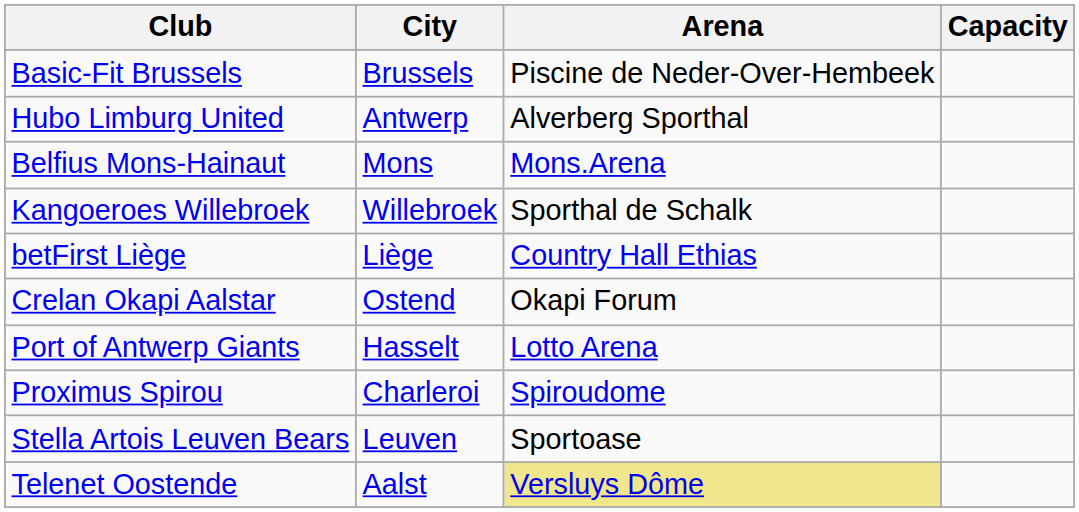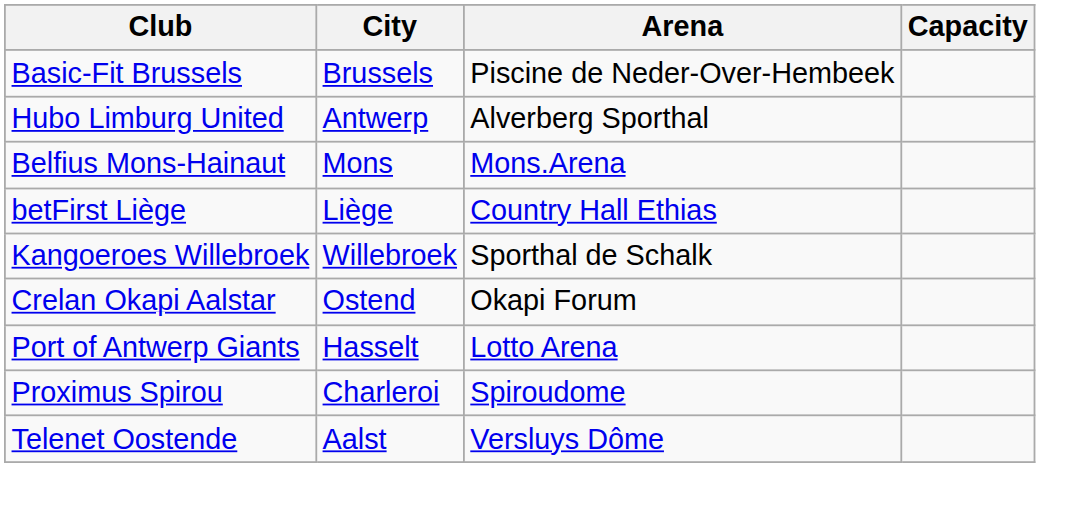rows swapped: (160, 210) <-> (99, 255)
- row: (180, 438)
(607, 484) khaki background -> (567, 438) no background
